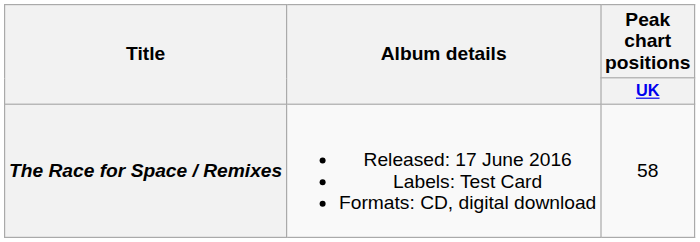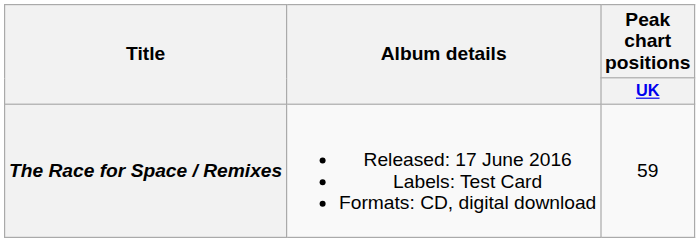(648, 170) 58 -> (648, 170) 59
